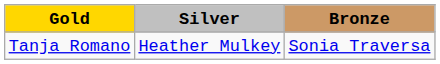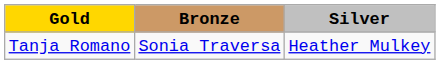columns swapped: (209, 18) <-> (359, 18)
